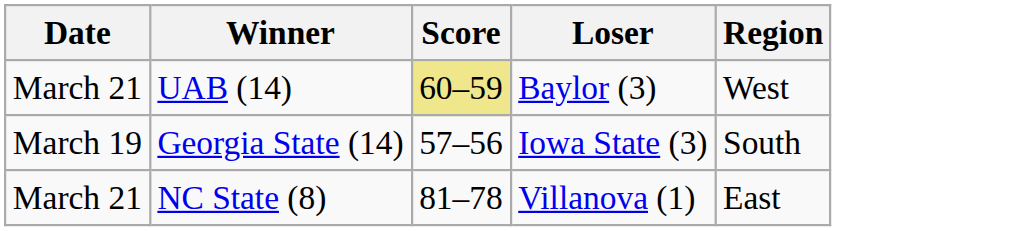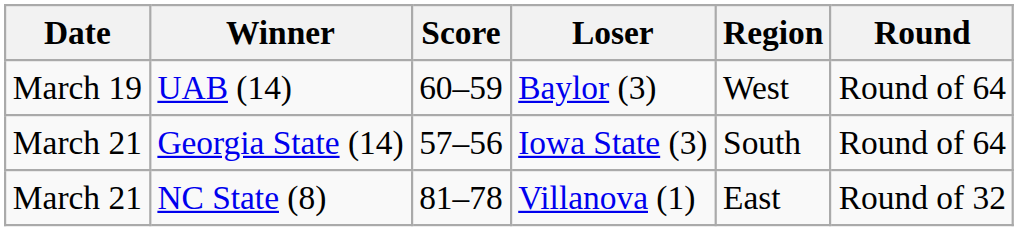+ column: (922, 32)
(77, 87) March 21 -> (77, 87) March 19
(461, 87) khaki background -> (461, 87) no background
(77, 142) March 19 -> (77, 142) March 21
